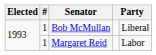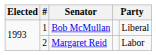(45, 43) 1 -> (45, 43) 2
